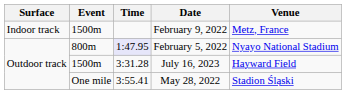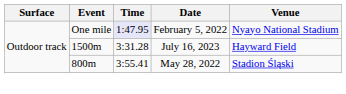- row: (190, 30)
(84, 47) 800m -> (91, 30) One mile
(91, 81) One mile -> (84, 64) 800m
